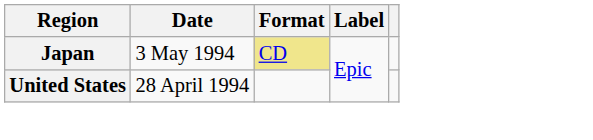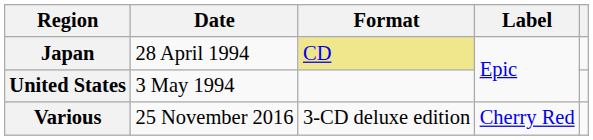(185, 53) 3 May 1994 -> (192, 53) 28 April 1994
(192, 85) 28 April 1994 -> (185, 85) 3 May 1994
+ row: (68, 118)
